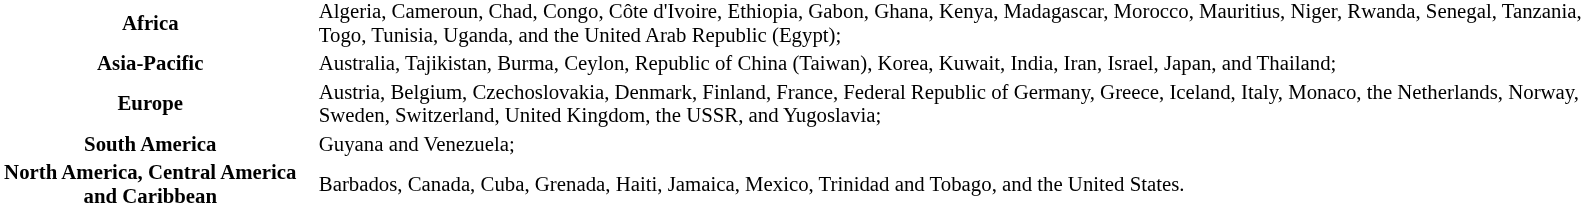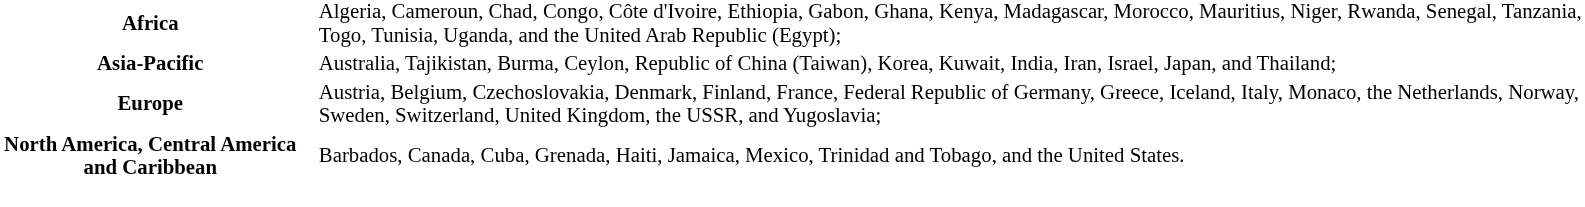- row: (150, 144)
